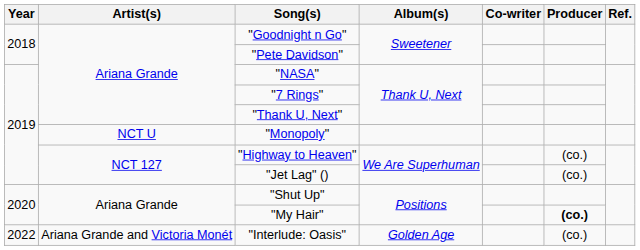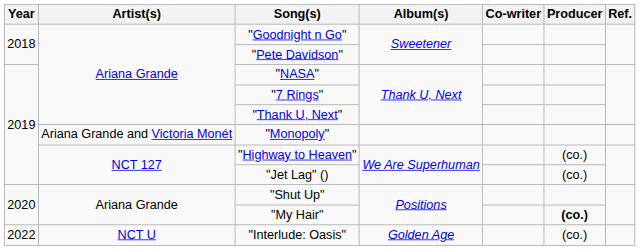(137, 134) NCT U -> (137, 134) Ariana Grande and Victoria Monét
(137, 235) Ariana Grande and Victoria Monét -> (137, 235) NCT U
